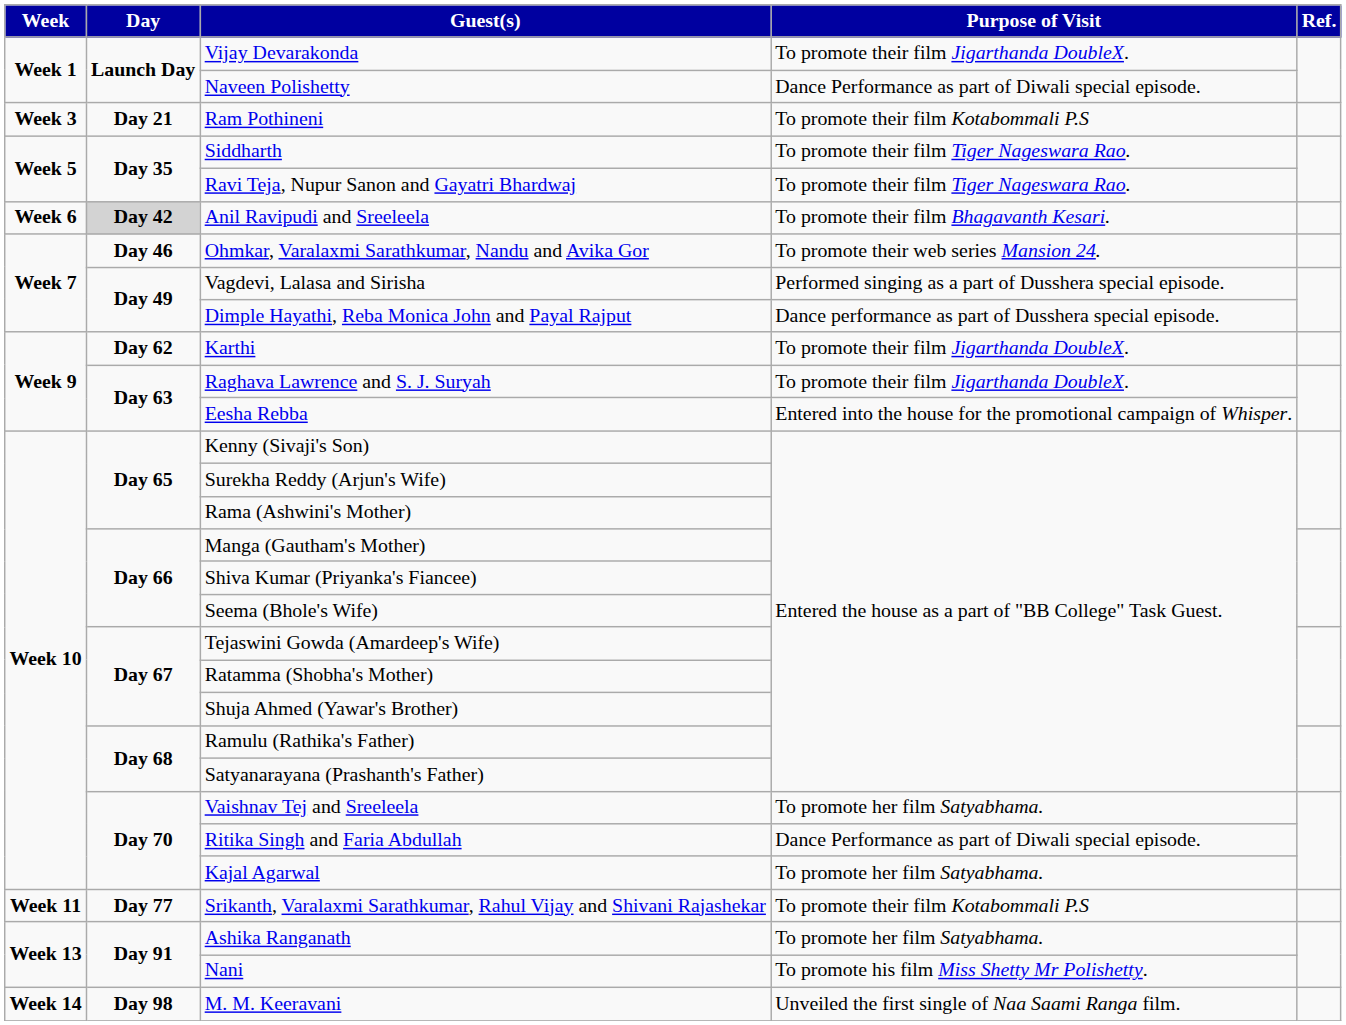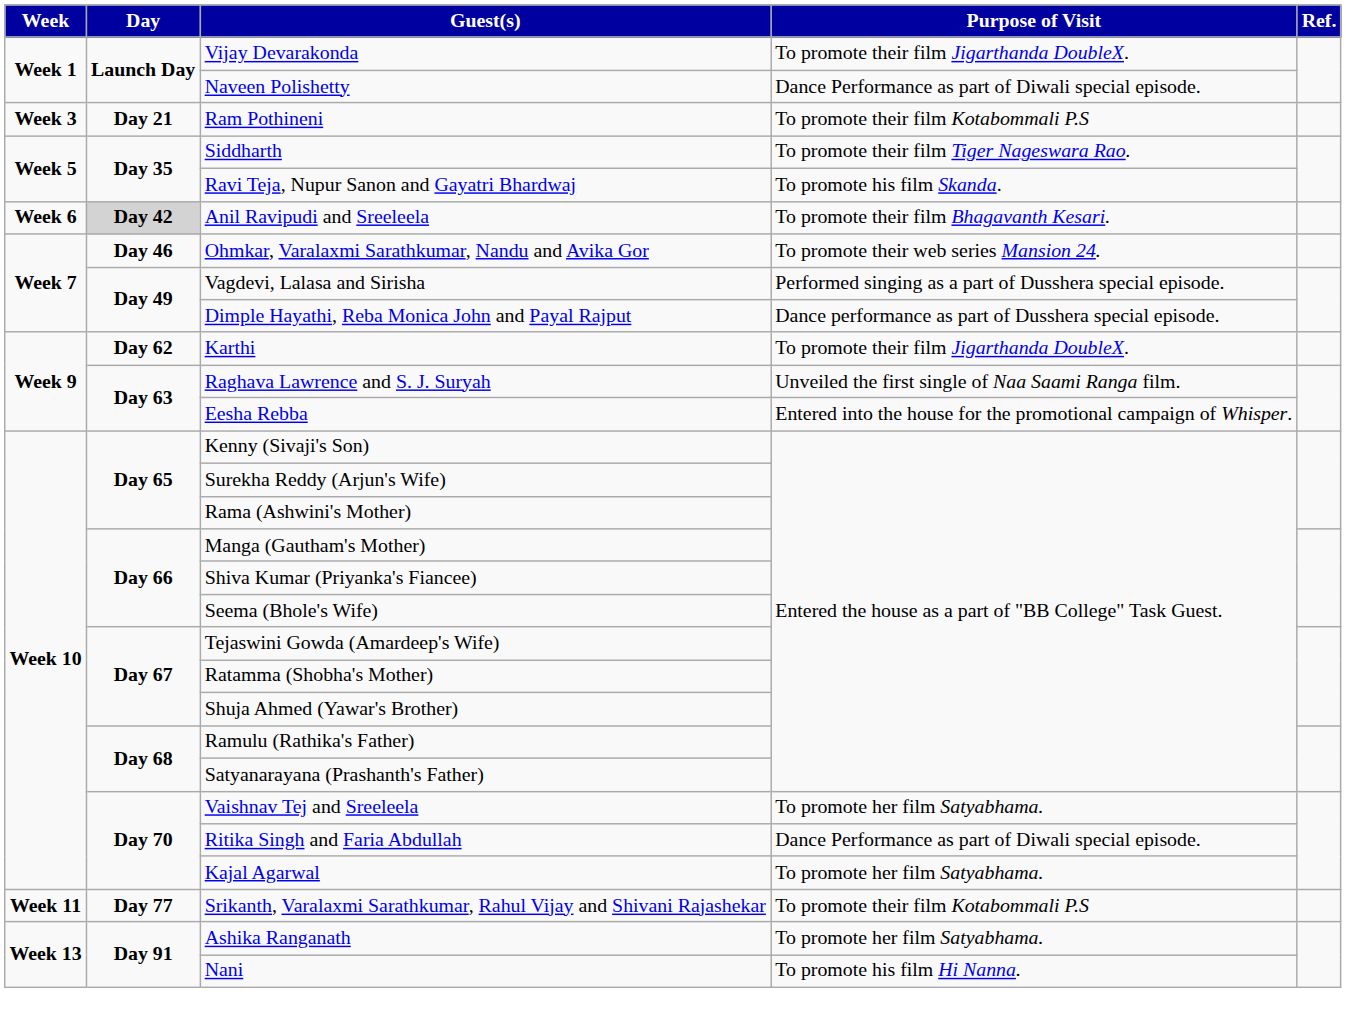(953, 184) To promote their film Tiger Nageswara Rao. -> (888, 184) To promote his film Skanda.
(952, 380) To promote their film Jigarthanda DoubleX. -> (978, 380) Unveiled the first single of Naa Saami Ranga film.
(961, 970) To promote his film Miss Shetty Mr Polishetty. -> (898, 970) To promote his film Hi Nanna.
- row: (273, 1003)
